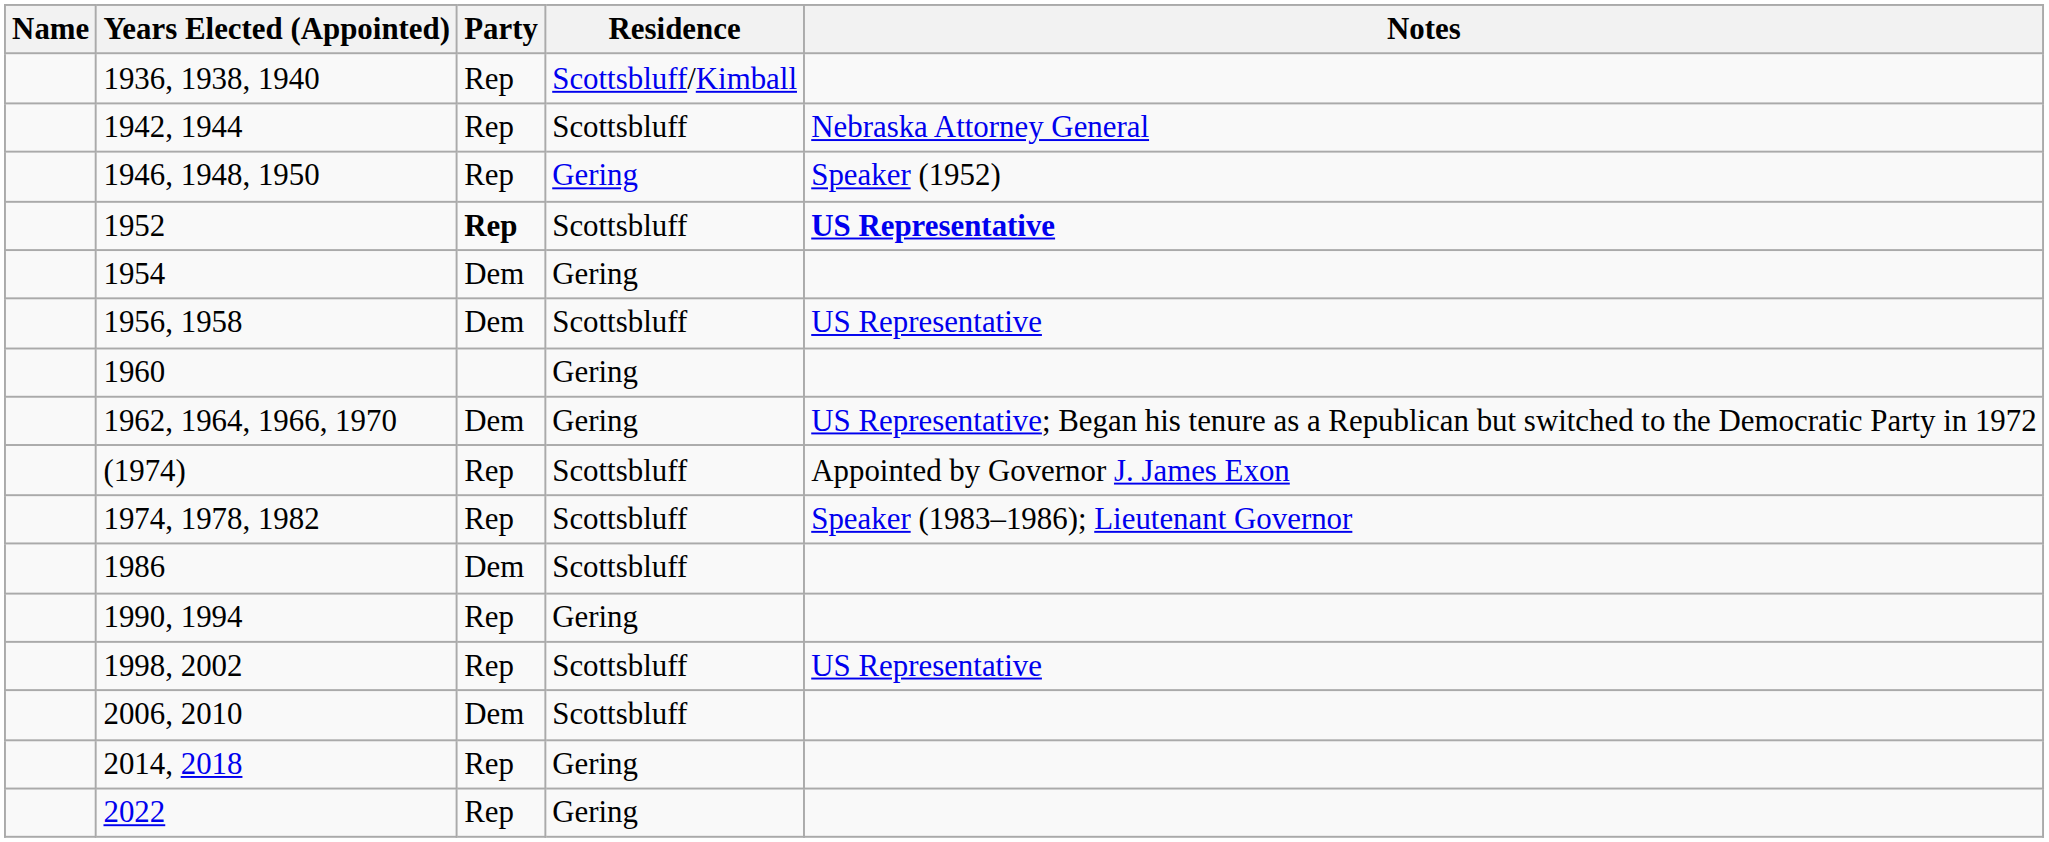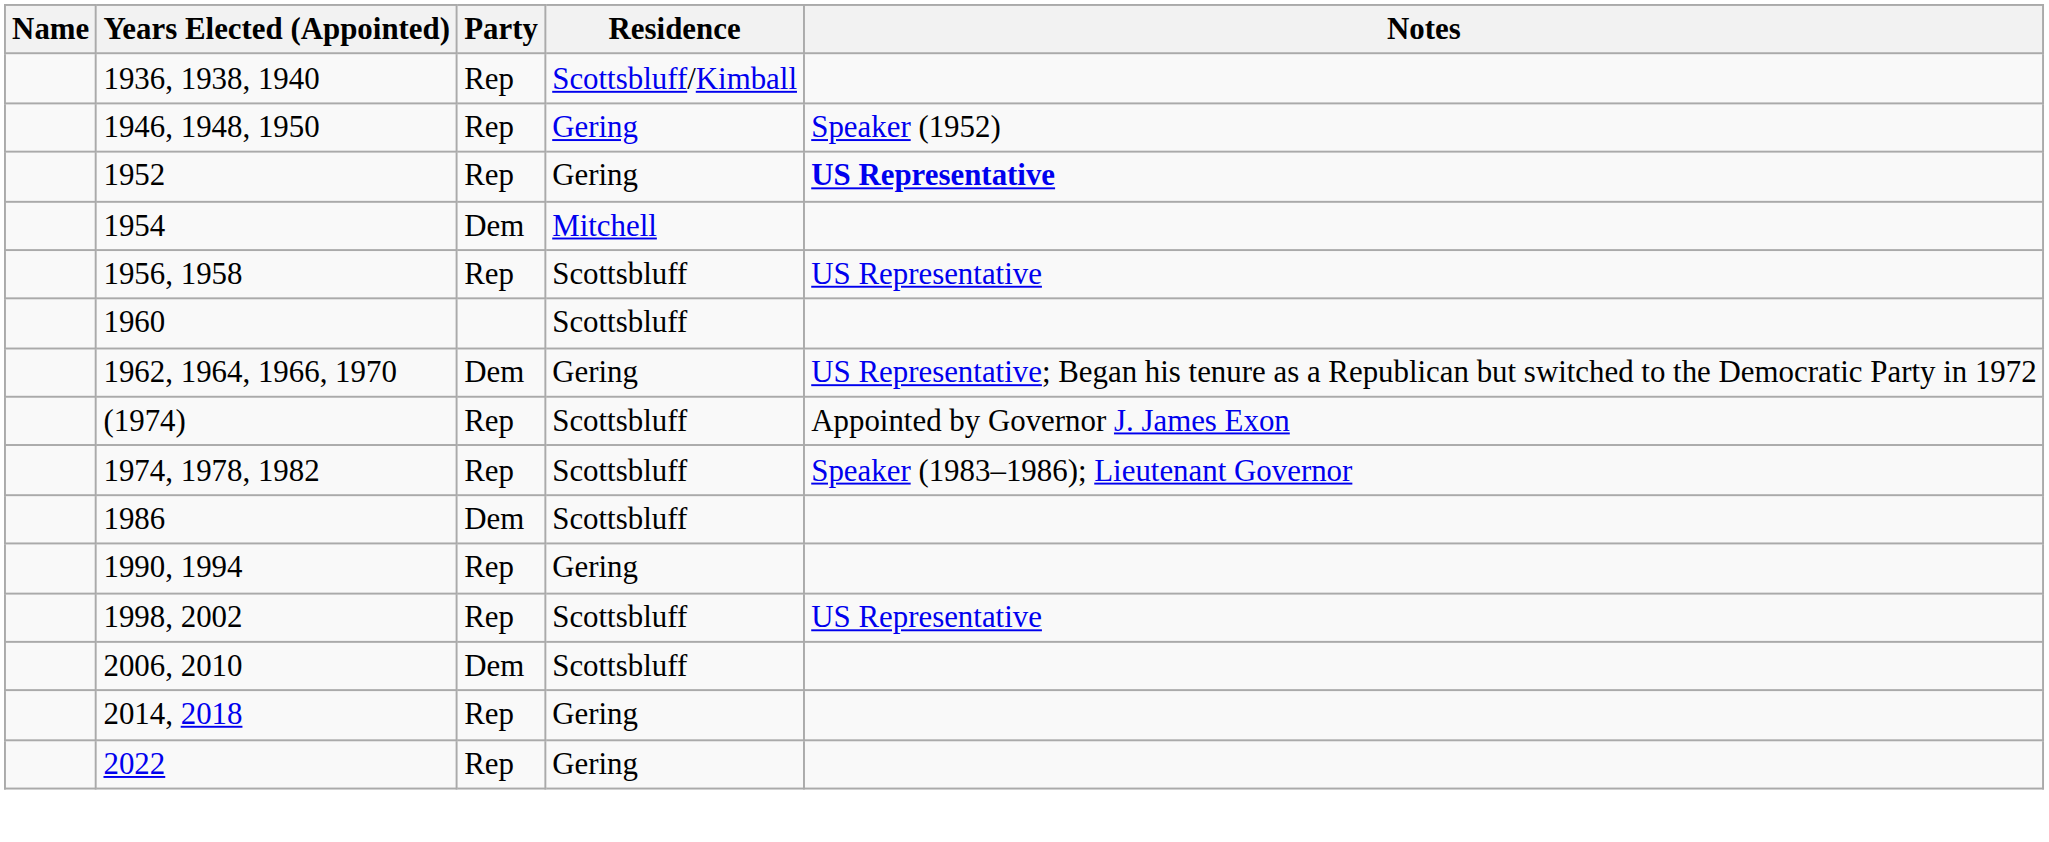- row: (173, 126)
(491, 224) bold -> (489, 175) normal
(620, 224) Scottsbluff -> (595, 175) Gering
(595, 273) Gering -> (605, 224) Mitchell
(494, 322) Dem -> (489, 273) Rep
(595, 371) Gering -> (620, 322) Scottsbluff
